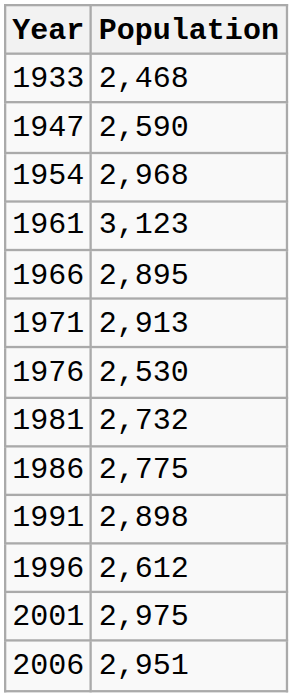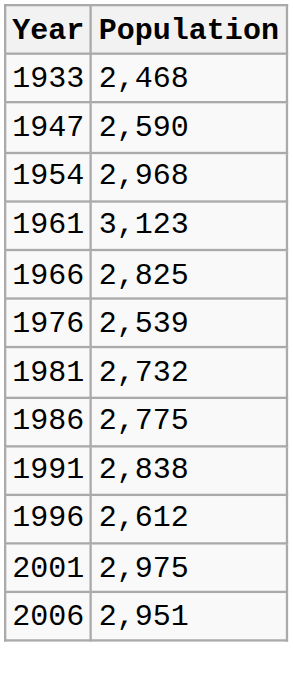(144, 274) 2,895 -> (144, 274) 2,825
- row: (48, 323)
(144, 372) 2,530 -> (144, 323) 2,539
(144, 519) 2,898 -> (144, 470) 2,838
